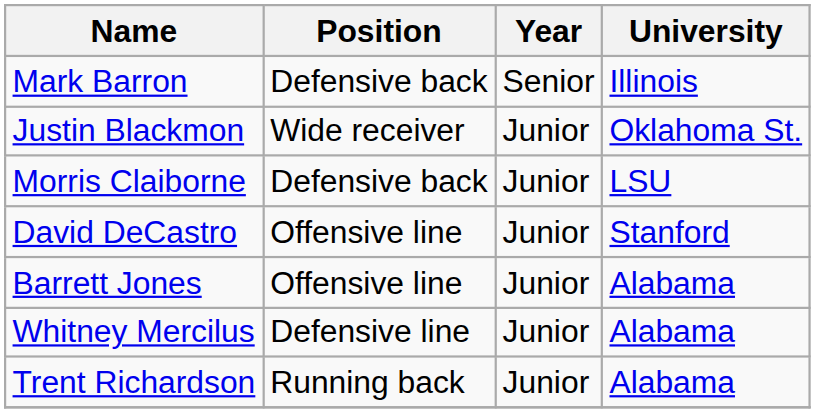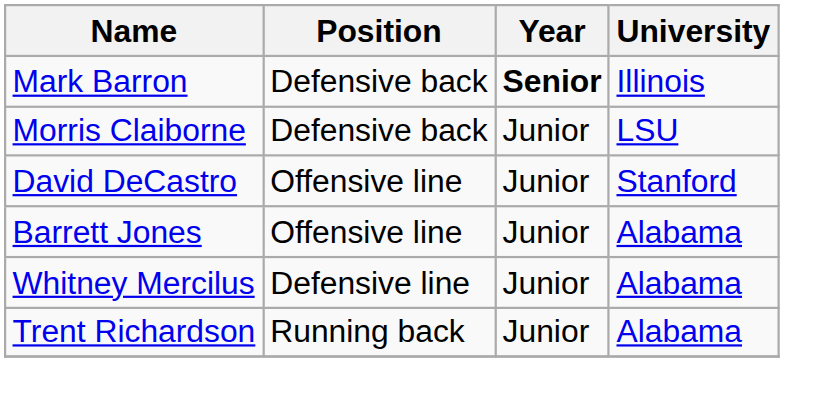(549, 81) normal -> (552, 81) bold
- row: (128, 131)
